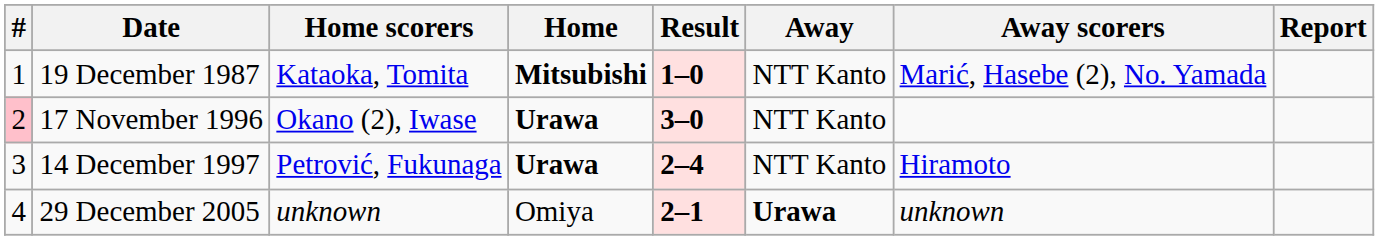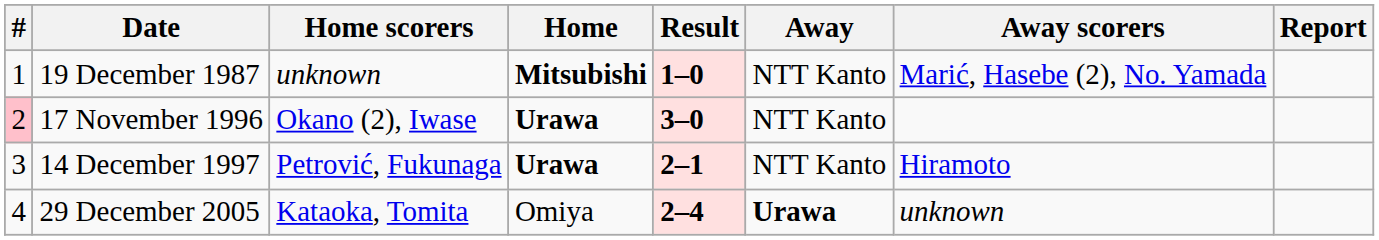(372, 73) Kataoka, Tomita -> (329, 73) unknown
(682, 165) 2–4 -> (682, 165) 2–1
(329, 211) unknown -> (372, 211) Kataoka, Tomita
(682, 211) 2–1 -> (682, 211) 2–4
